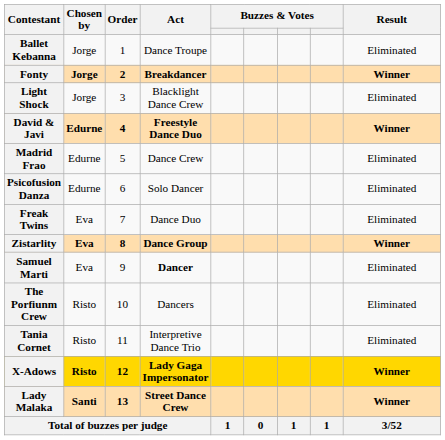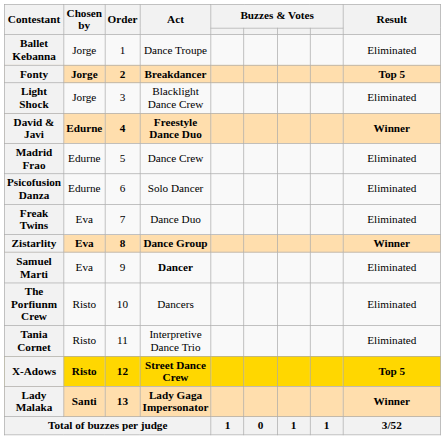(392, 74) Winner -> (392, 74) Top 5
(176, 371) Lady Gaga Impersonator -> (175, 371) Street Dance Crew
(392, 371) Winner -> (392, 371) Top 5
(175, 401) Street Dance Crew -> (176, 401) Lady Gaga Impersonator
